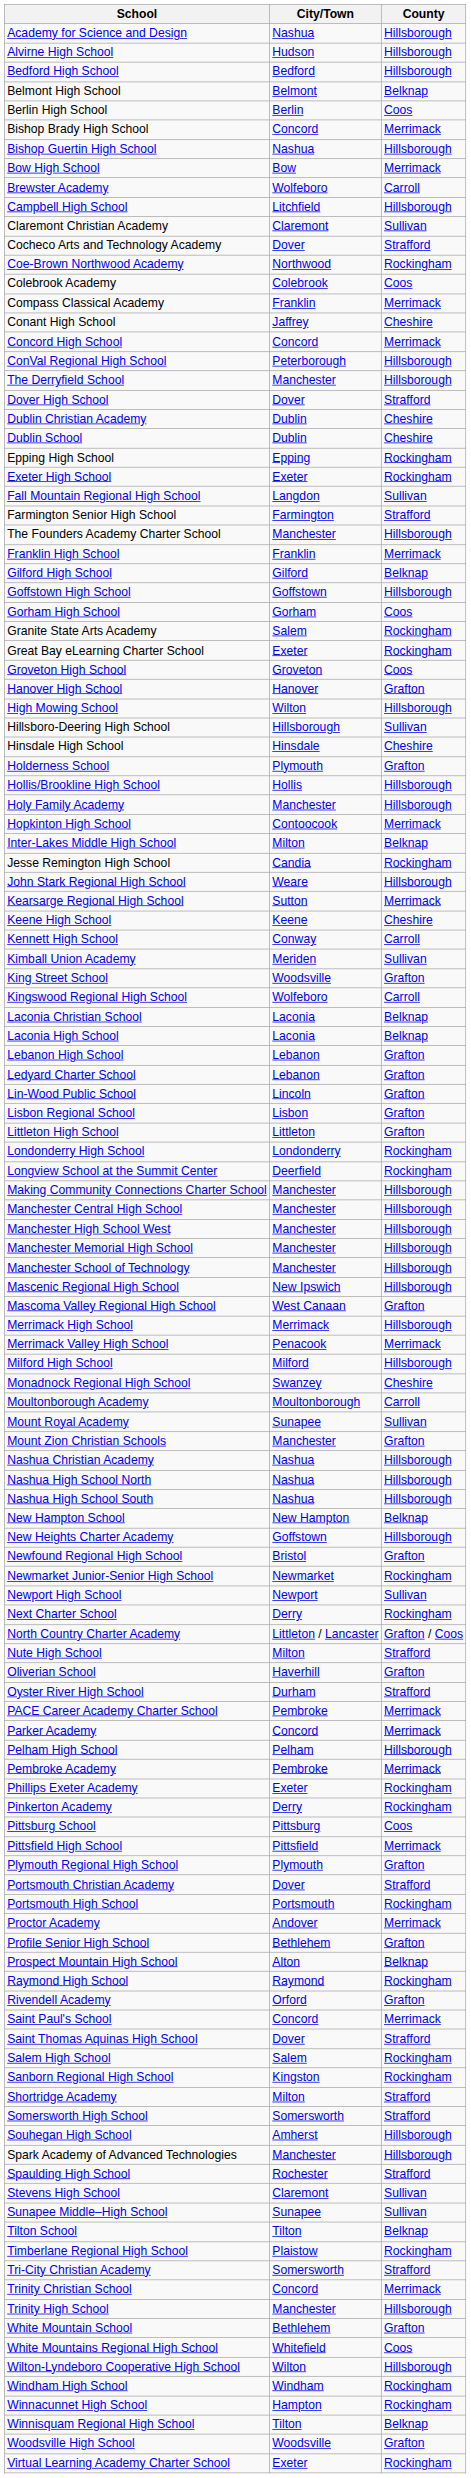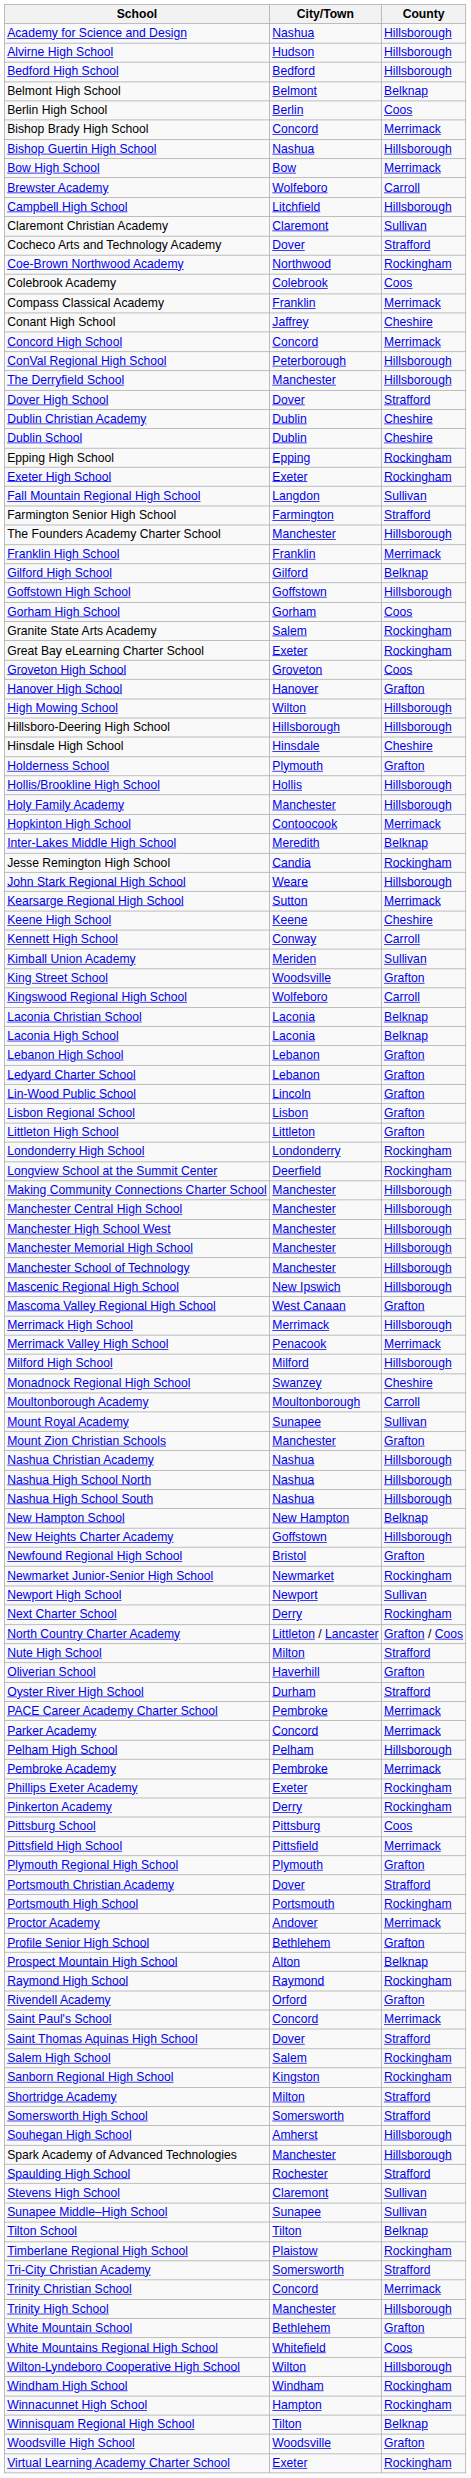(405, 727) Sullivan -> (418, 727) Hillsborough
(289, 843) Milton -> (296, 843) Meredith
